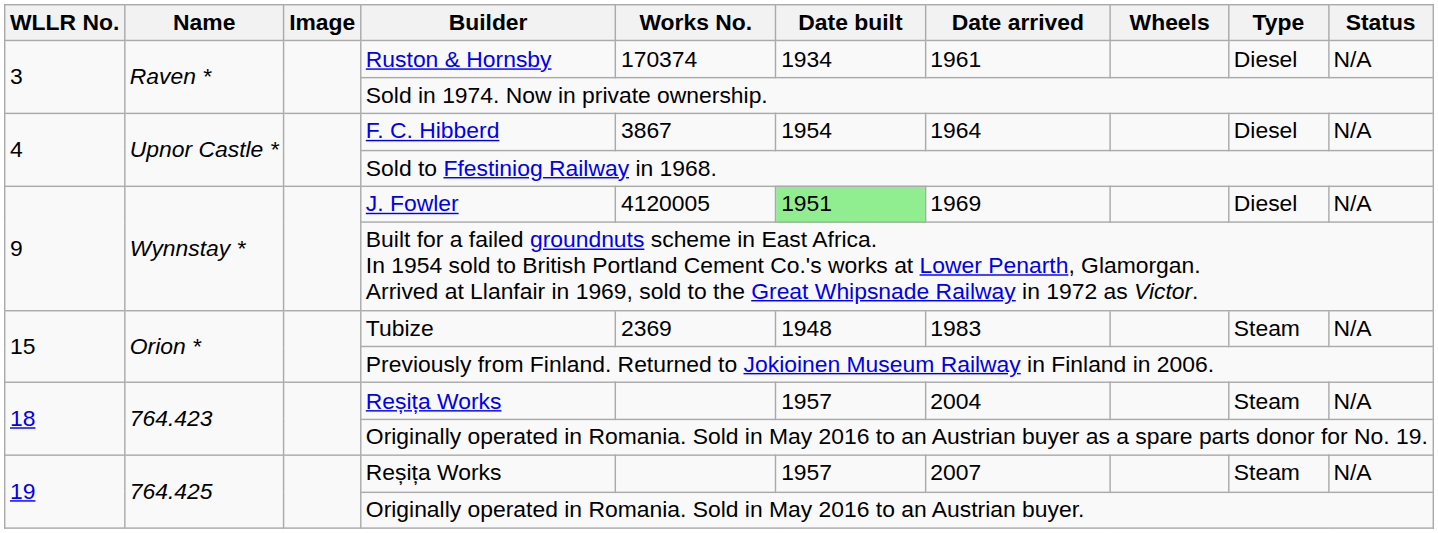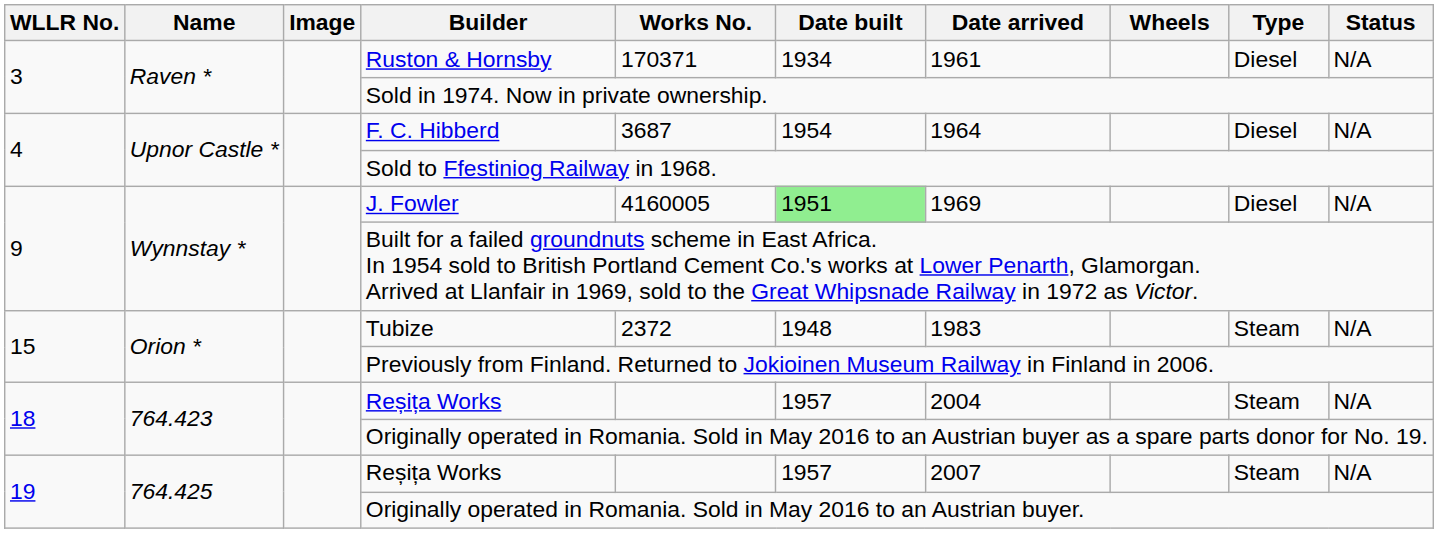(659, 58) 170374 -> (659, 58) 170371
(646, 131) 3867 -> (646, 131) 3687
(665, 204) 4120005 -> (665, 204) 4160005
(646, 328) 2369 -> (646, 328) 2372
